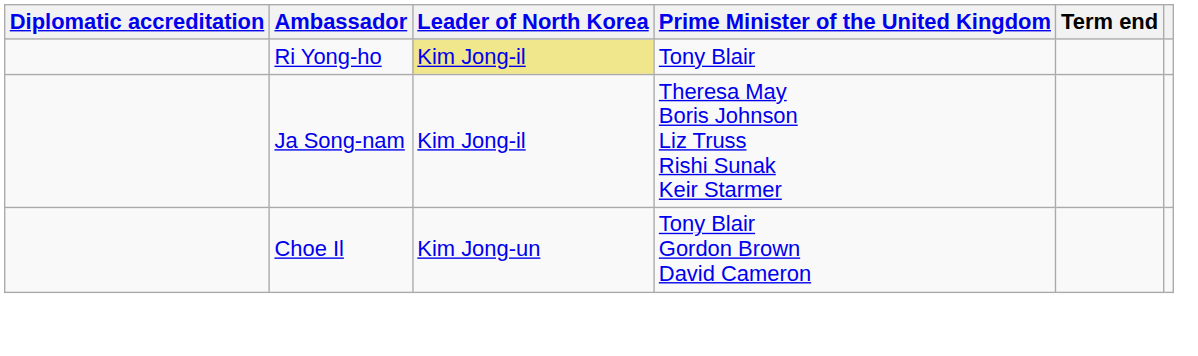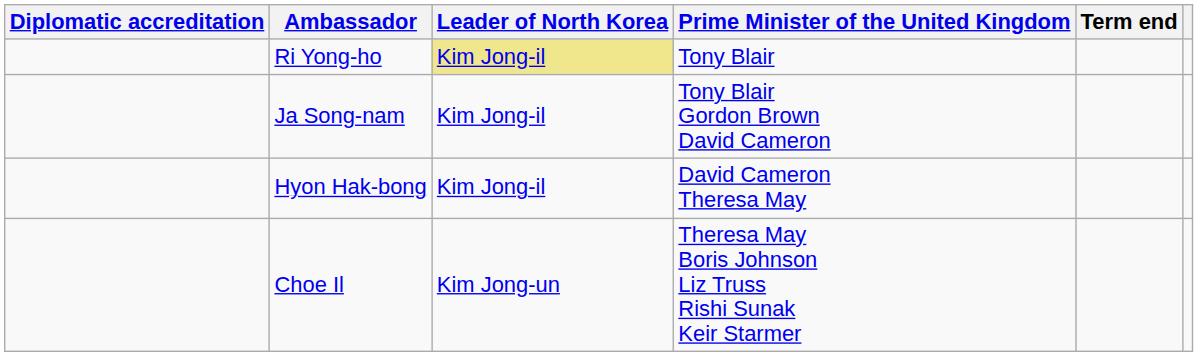(728, 140) Theresa May Boris Johnson Liz Truss Rishi Sunak Keir Starmer -> (755, 116) Tony Blair Gordon Brown David Cameron
+ row: (351, 187)
(735, 249) Tony Blair Gordon Brown David Cameron -> (748, 284) Theresa May Boris Johnson Liz Truss Rishi Sunak Keir Starmer
